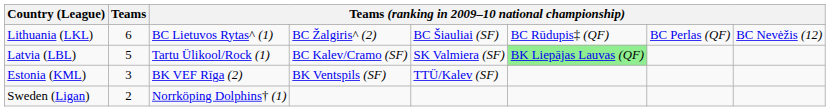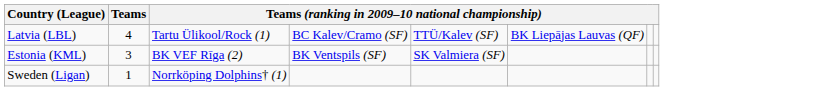- row: (50, 34)
(129, 55) 5 -> (129, 34) 4
(459, 55) SK Valmiera (SF) -> (456, 34) TTÜ/Kalev (SF)
(577, 55) lightgreen background -> (577, 34) no background
(456, 75) TTÜ/Kalev (SF) -> (459, 55) SK Valmiera (SF)
(129, 95) 2 -> (129, 75) 1
